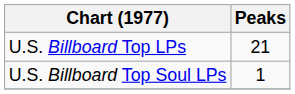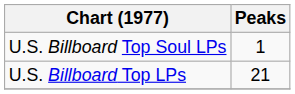rows swapped: (97, 46) <-> (118, 74)
